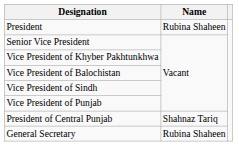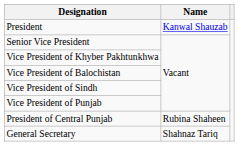(194, 27) Rubina Shaheen -> (195, 27) Kanwal Shauzab
(190, 118) Shahnaz Tariq -> (194, 118) Rubina Shaheen
(194, 133) Rubina Shaheen -> (190, 133) Shahnaz Tariq
